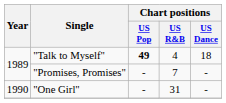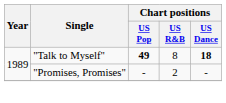(175, 55) 4 -> (175, 55) 8
(206, 55) normal -> (206, 55) bold
(175, 72) 7 -> (175, 72) 2
- row: (56, 89)
